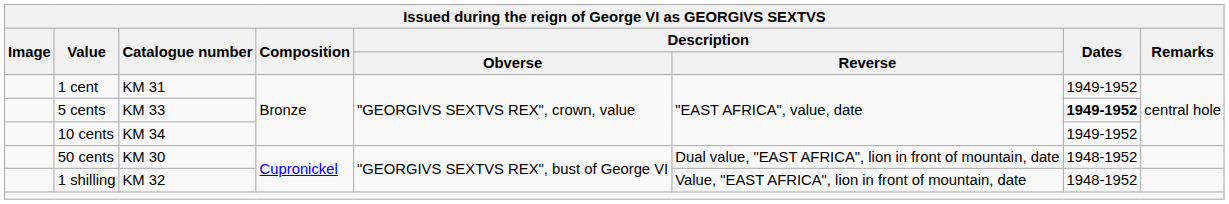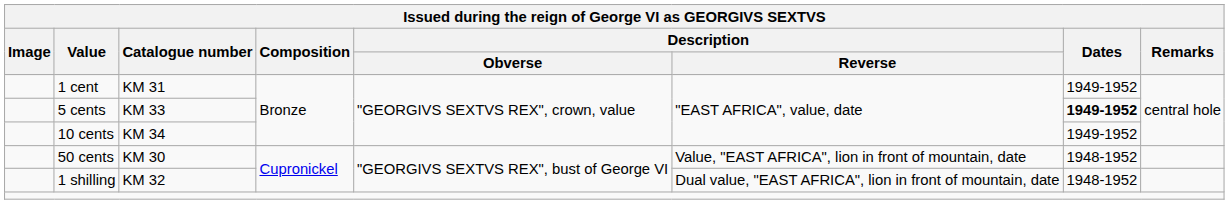(867, 157) Dual value, "EAST AFRICA", lion in front of mountain, date -> (851, 157) Value, "EAST AFRICA", lion in front of mountain, date
(851, 181) Value, "EAST AFRICA", lion in front of mountain, date -> (867, 181) Dual value, "EAST AFRICA", lion in front of mountain, date
